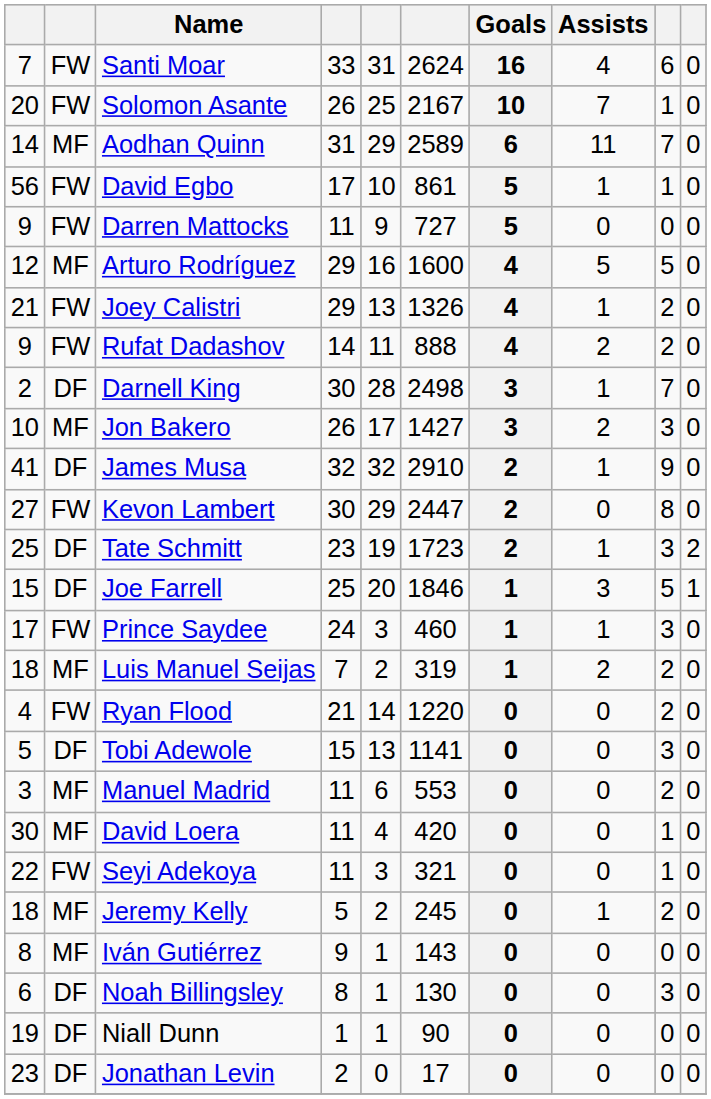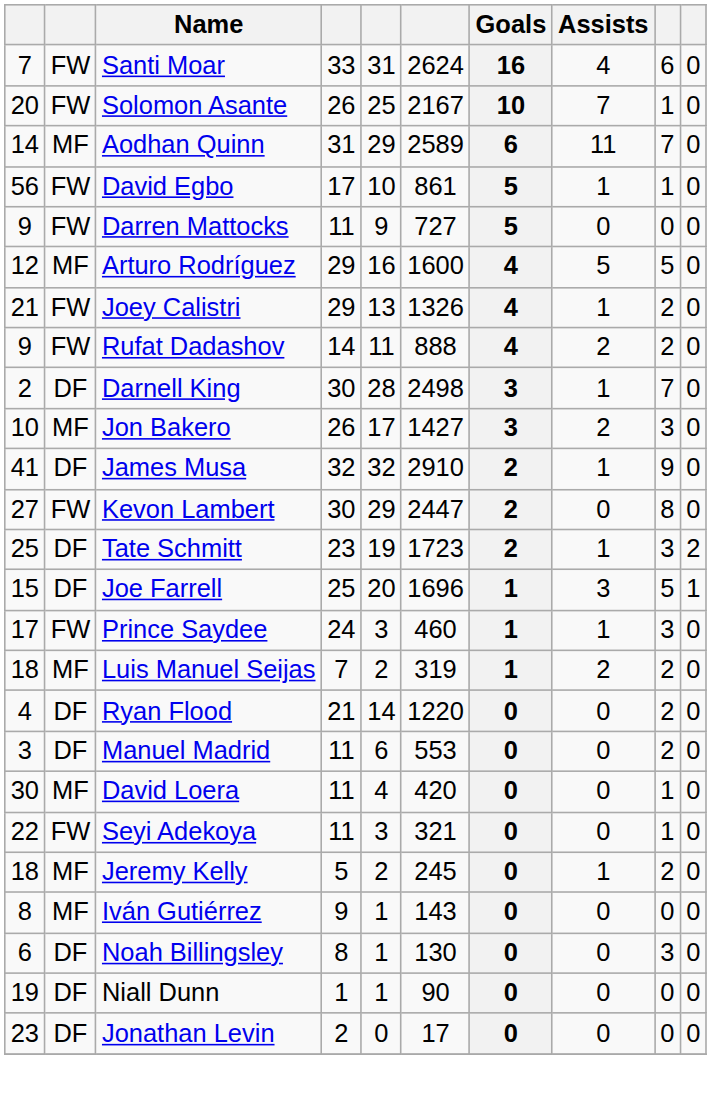(436, 589) 1846 -> (436, 589) 1696
(70, 710) FW -> (70, 710) DF
- row: (177, 750)
(70, 791) MF -> (70, 750) DF
